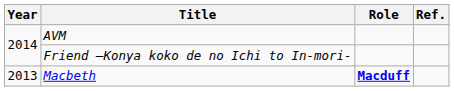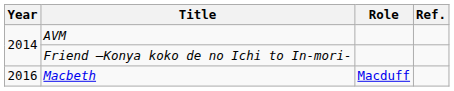(22, 76) 2013 -> (22, 76) 2016
(384, 76) bold -> (384, 76) normal
